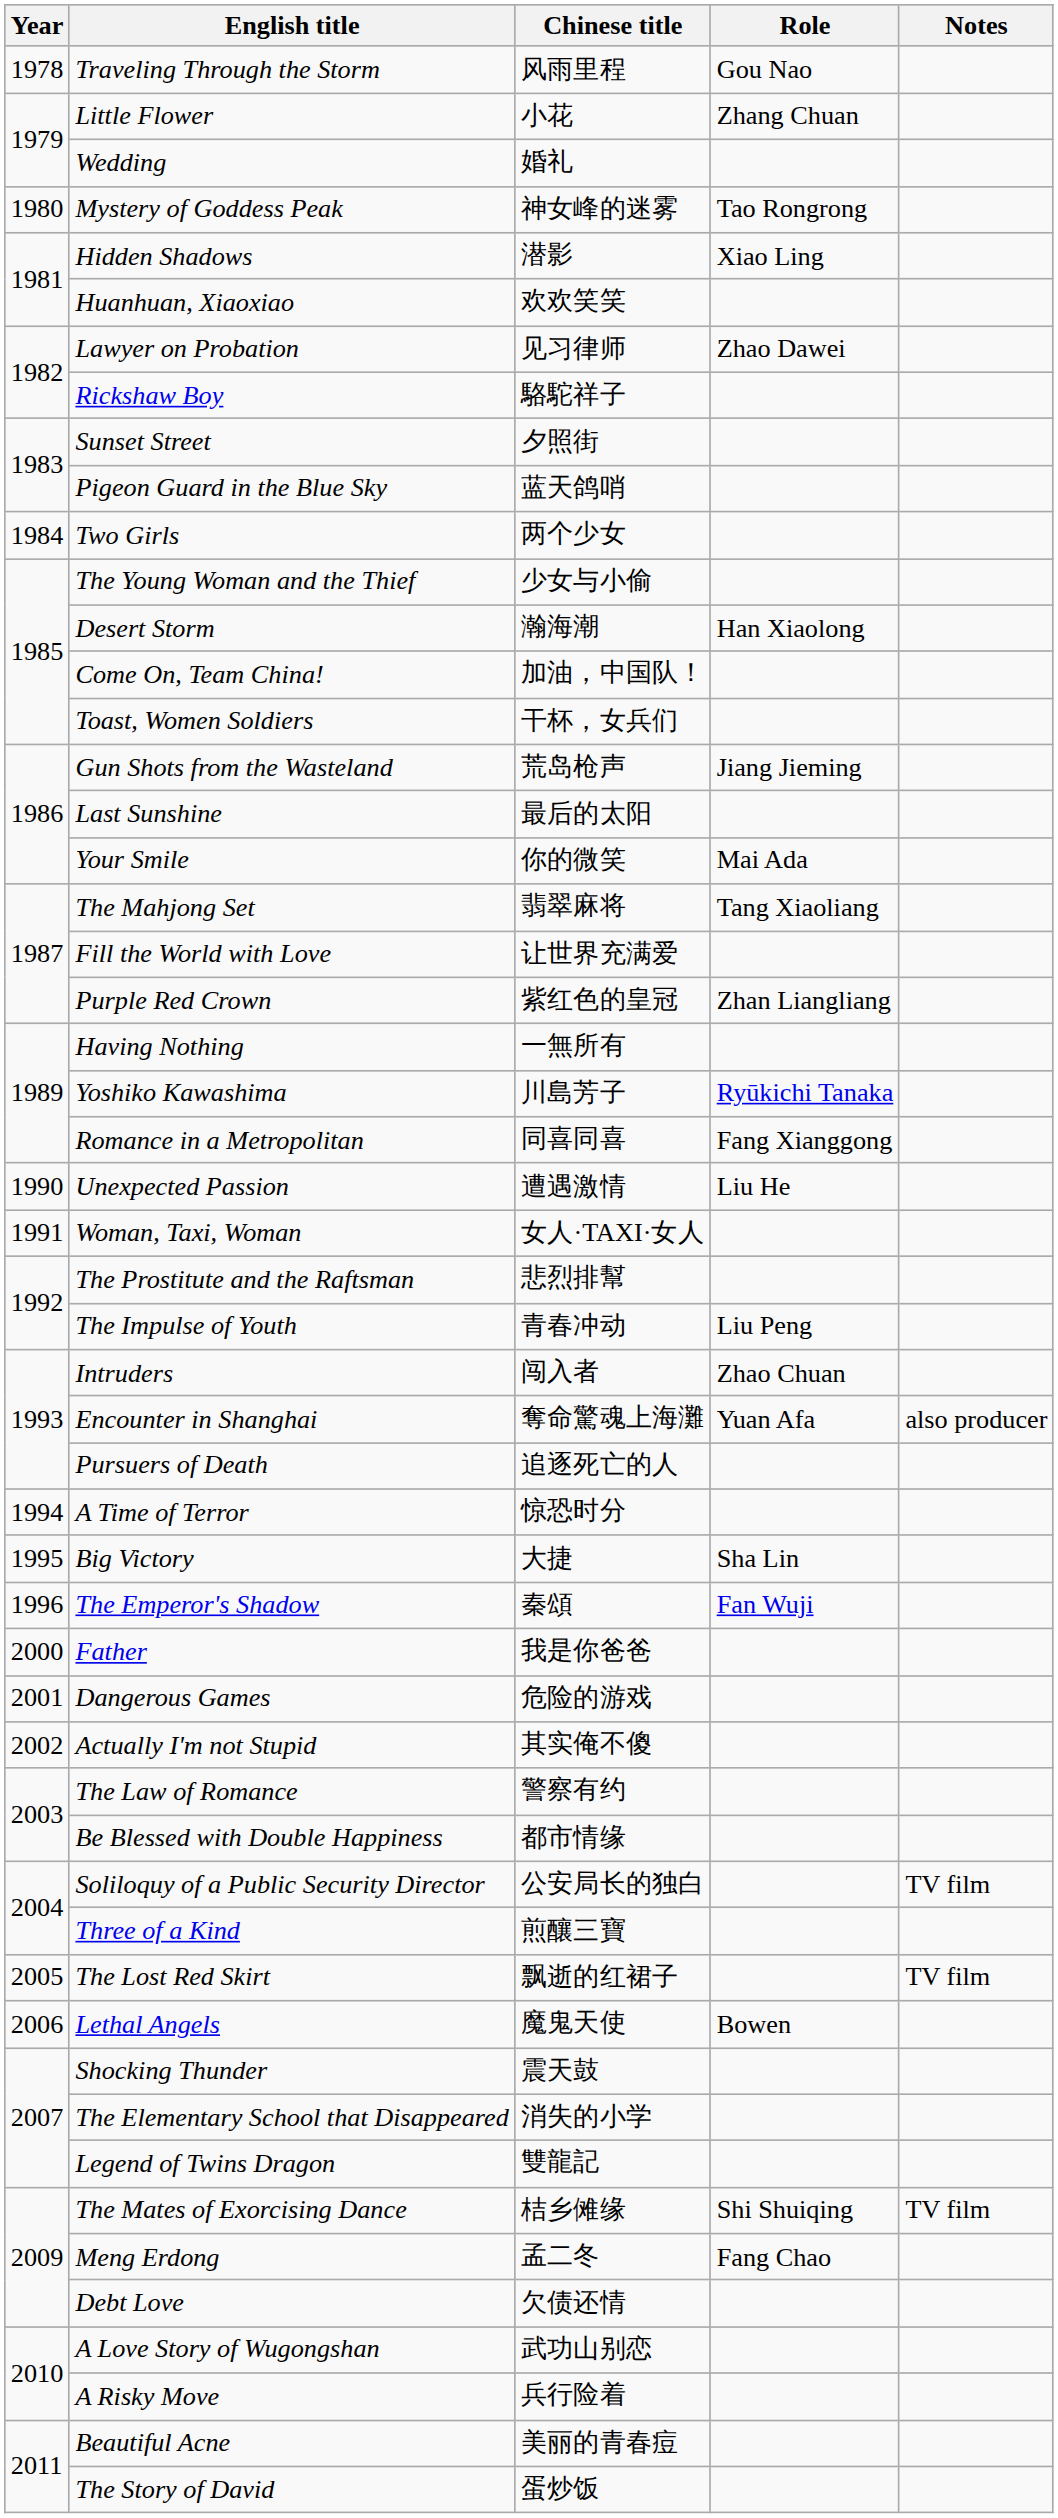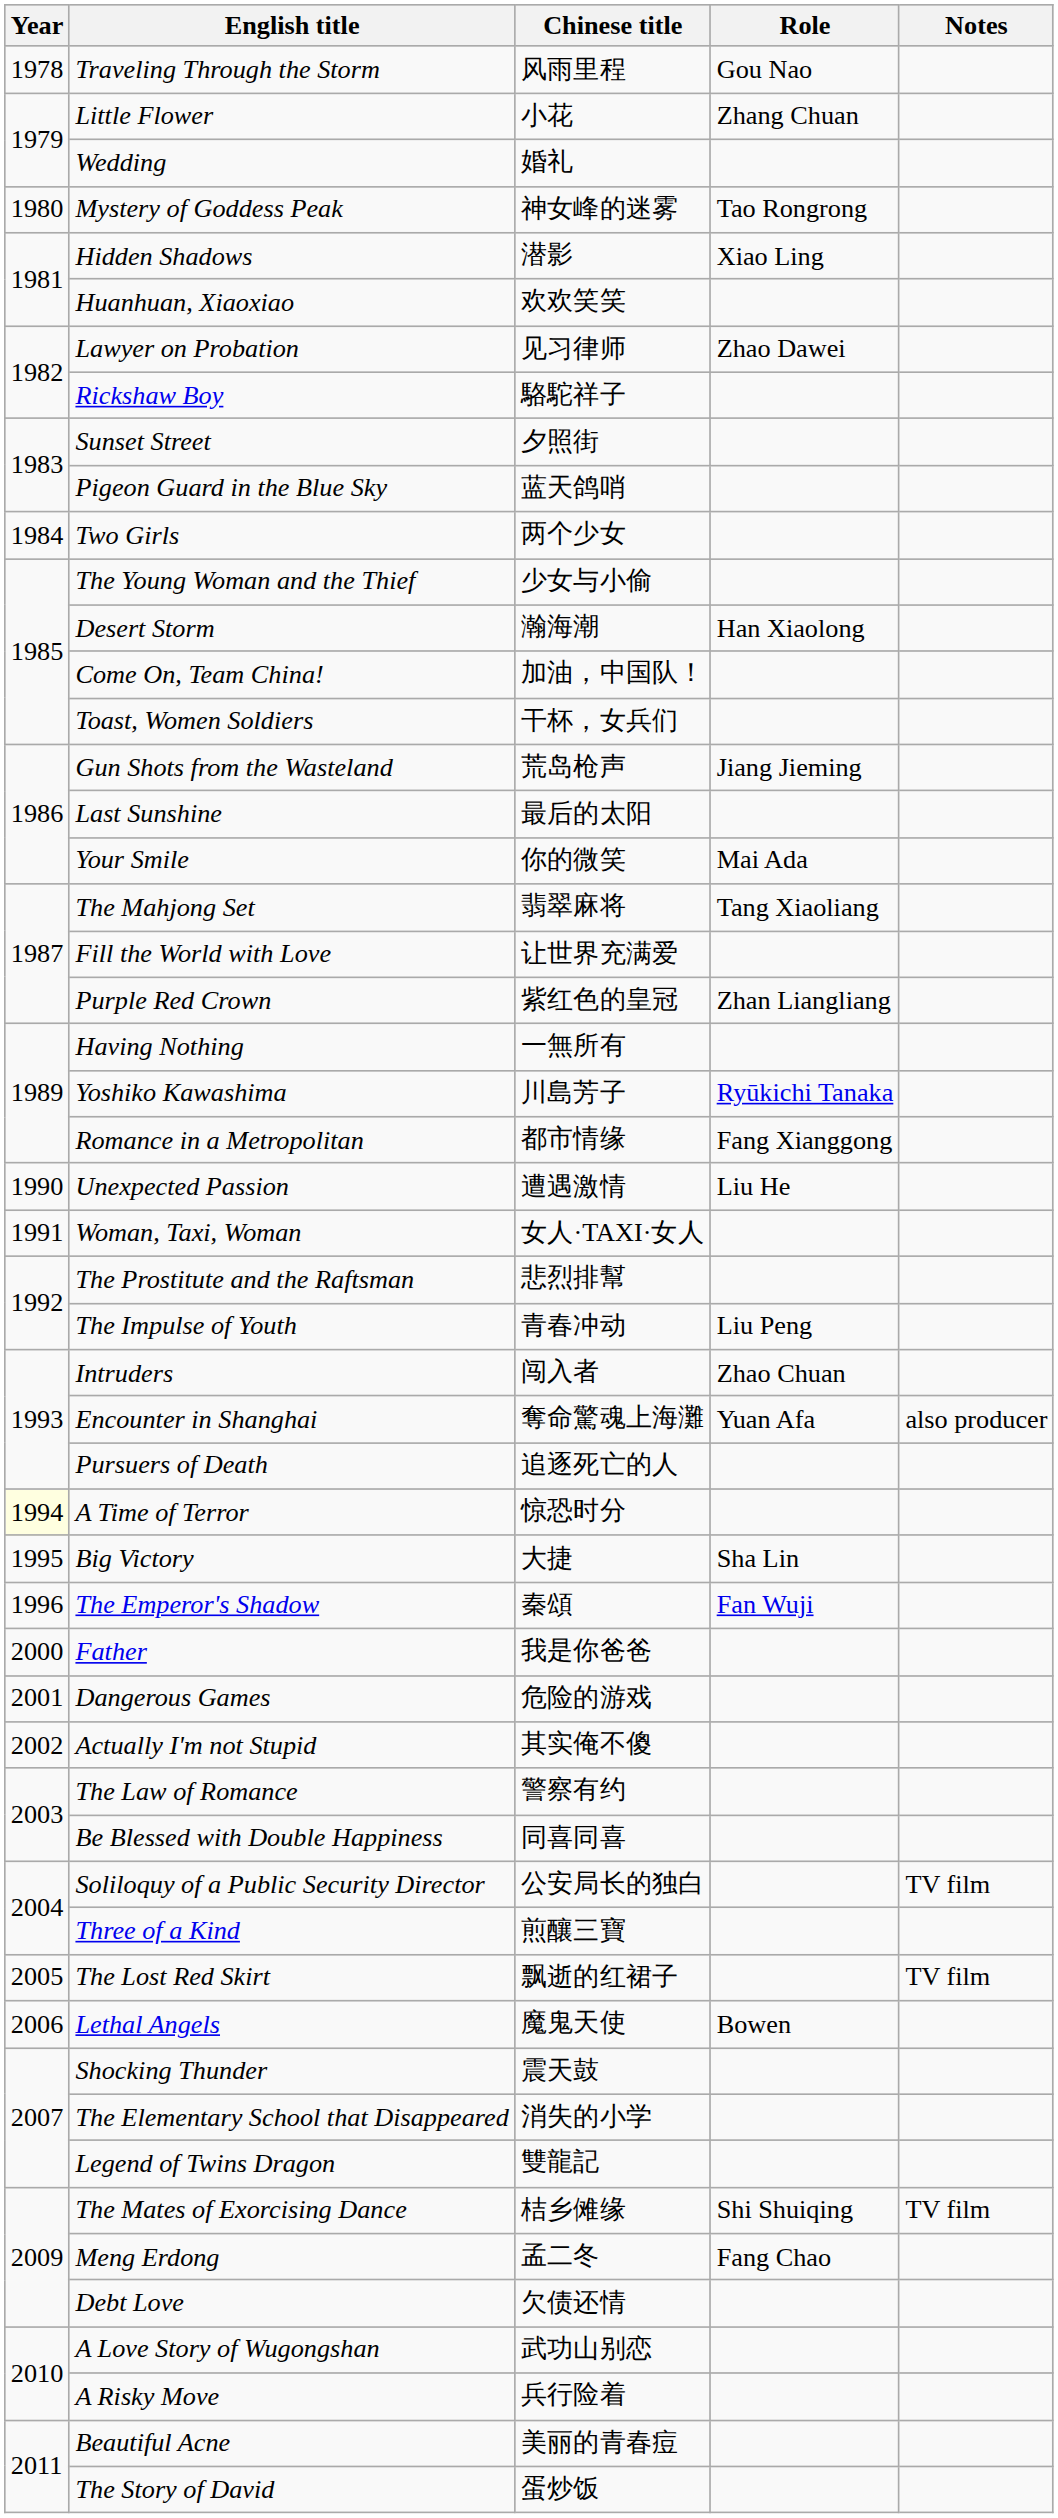(573, 1138) 同喜同喜 -> (573, 1138) 都市情缘
(37, 1511) no background -> (37, 1511) lightyellow background
(573, 1836) 都市情缘 -> (573, 1836) 同喜同喜
